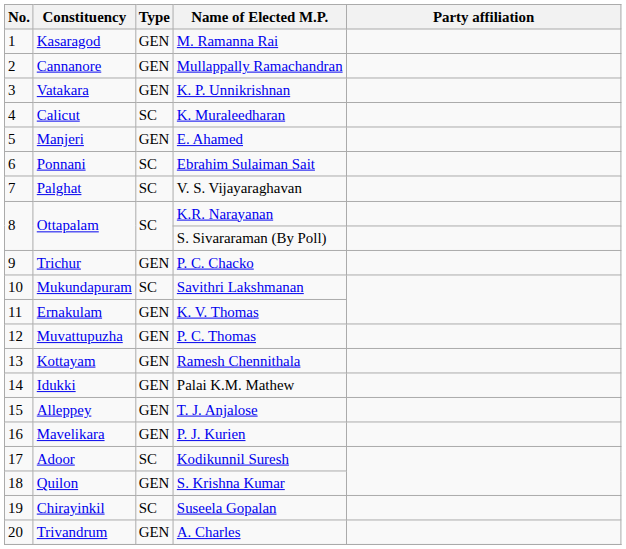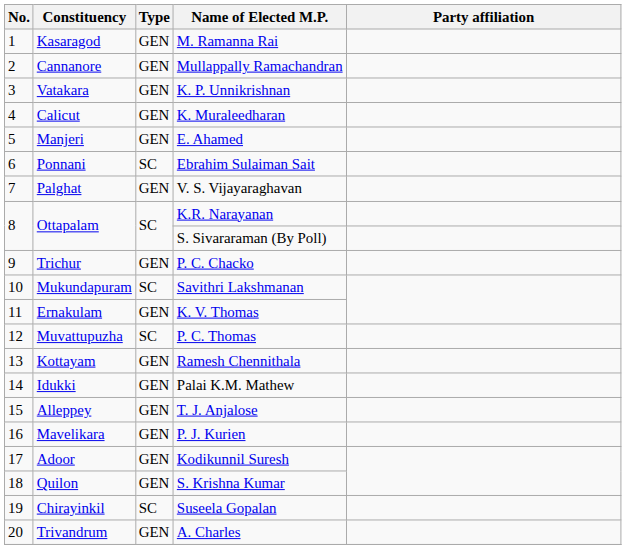(148, 115) SC -> (154, 115) GEN
(148, 188) SC -> (154, 188) GEN
(154, 336) GEN -> (148, 336) SC
(148, 459) SC -> (154, 459) GEN
